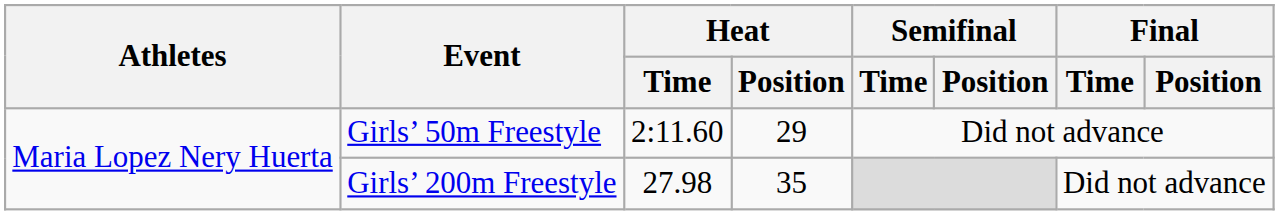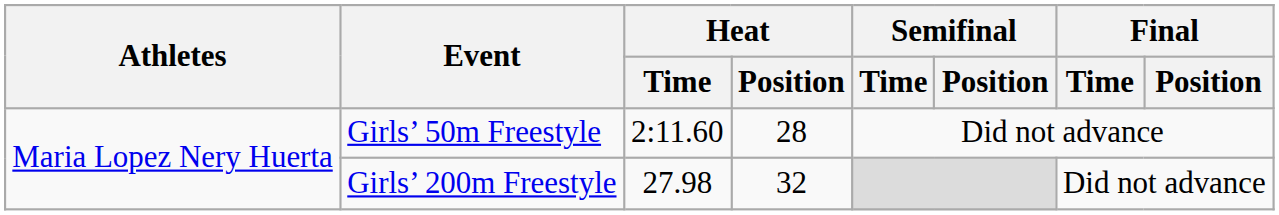(791, 132) 29 -> (791, 132) 28
(791, 183) 35 -> (791, 183) 32
